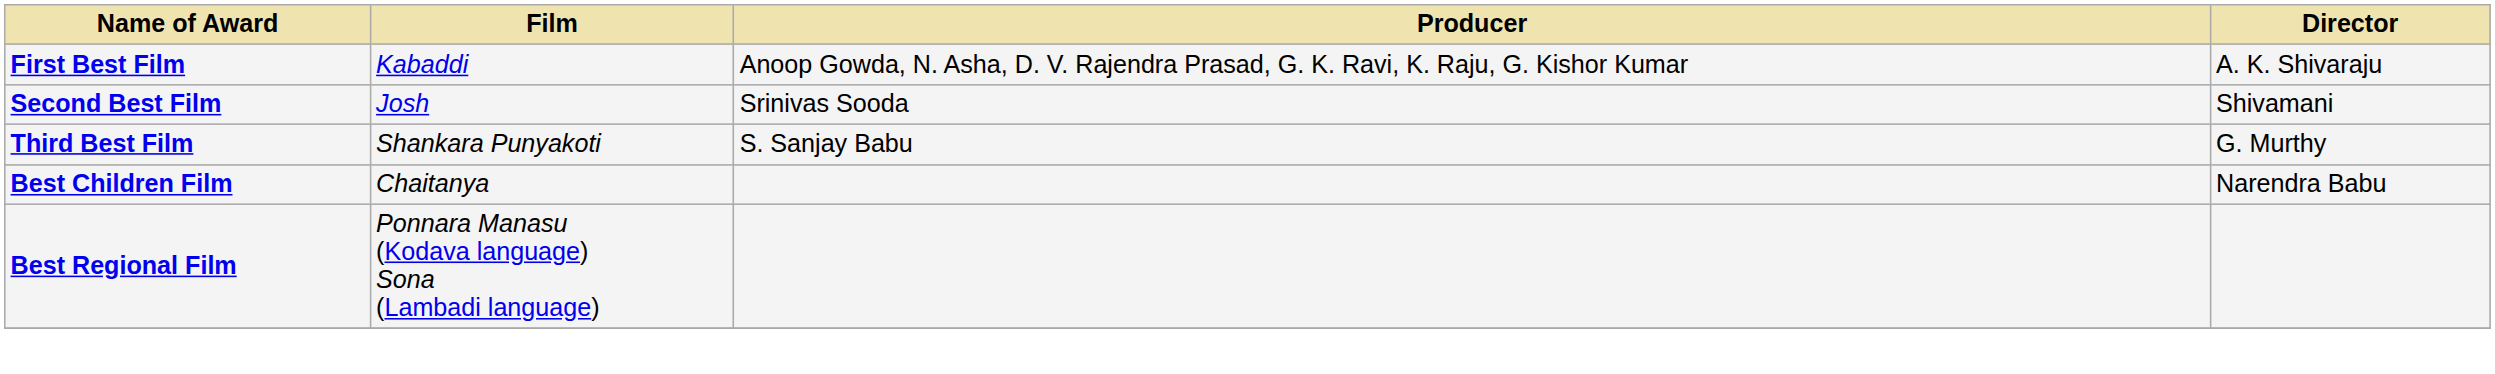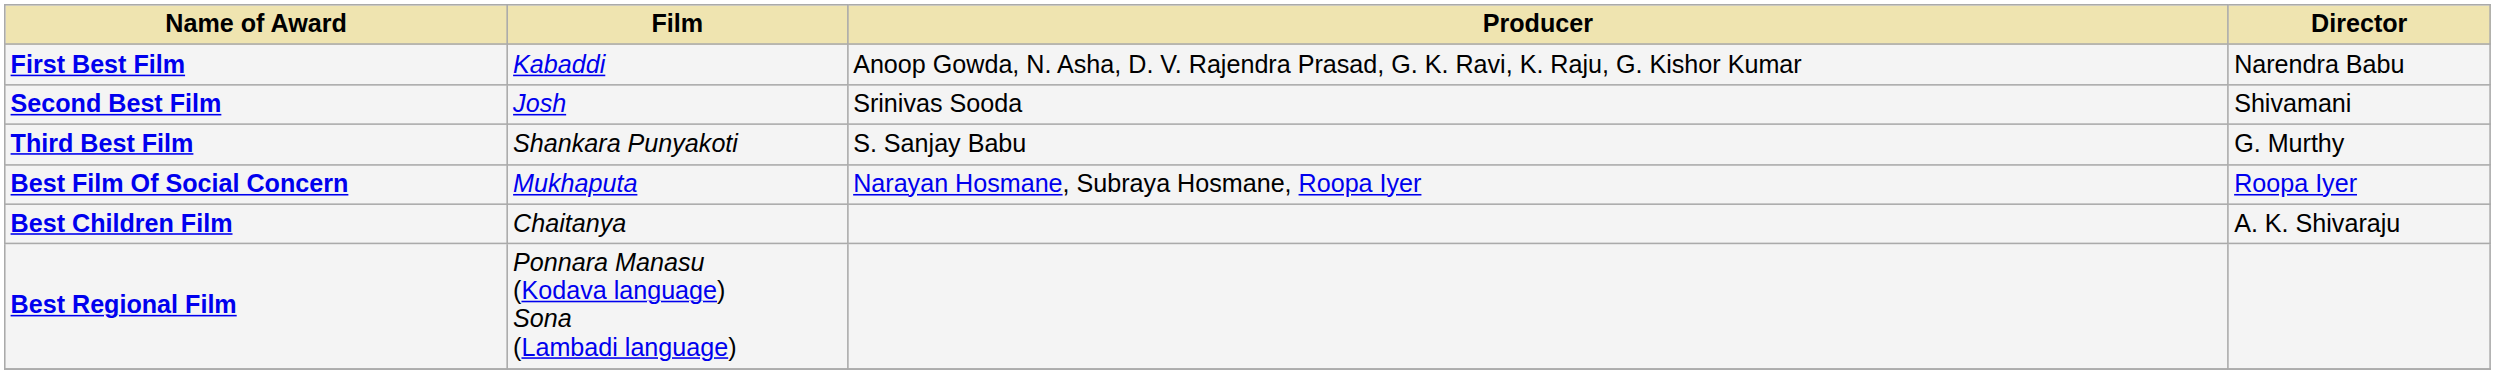(2299, 64) A. K. Shivaraju -> (2319, 64) Narendra Babu
+ row: (179, 183)
(2301, 183) Narendra Babu -> (2317, 223) A. K. Shivaraju
